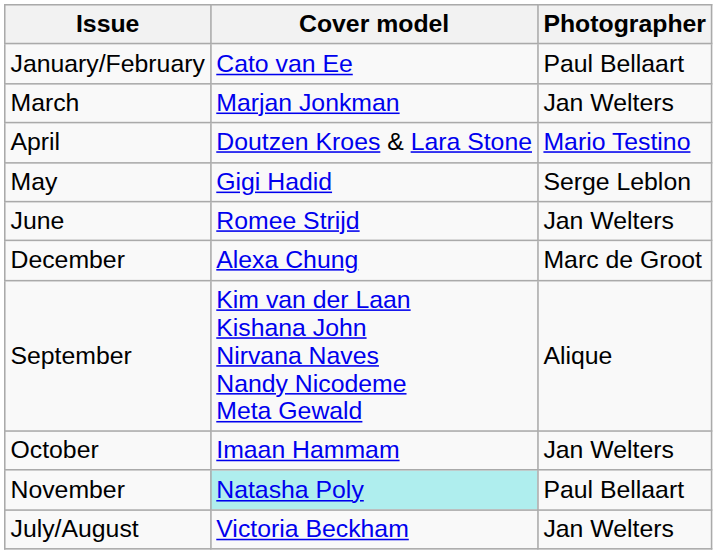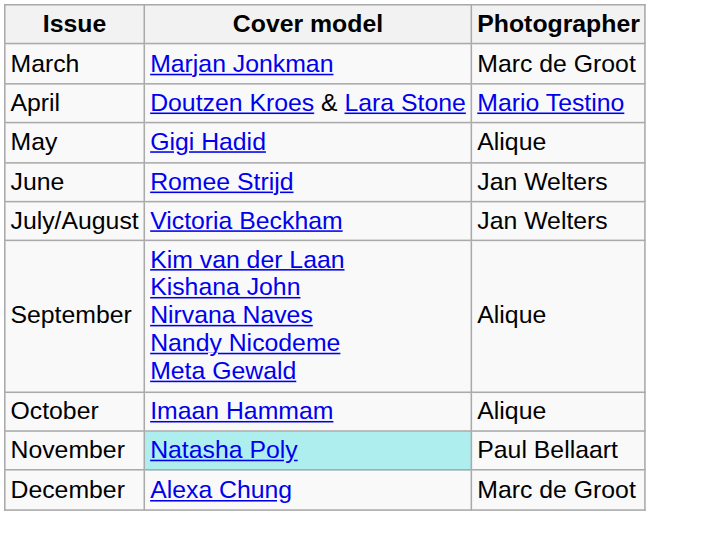- row: (108, 63)
(609, 102) Jan Welters -> (557, 63) Marc de Groot
(617, 181) Serge Leblon -> (512, 142) Alique
rows swapped: (75, 529) <-> (68, 260)
(609, 450) Jan Welters -> (512, 411) Alique
